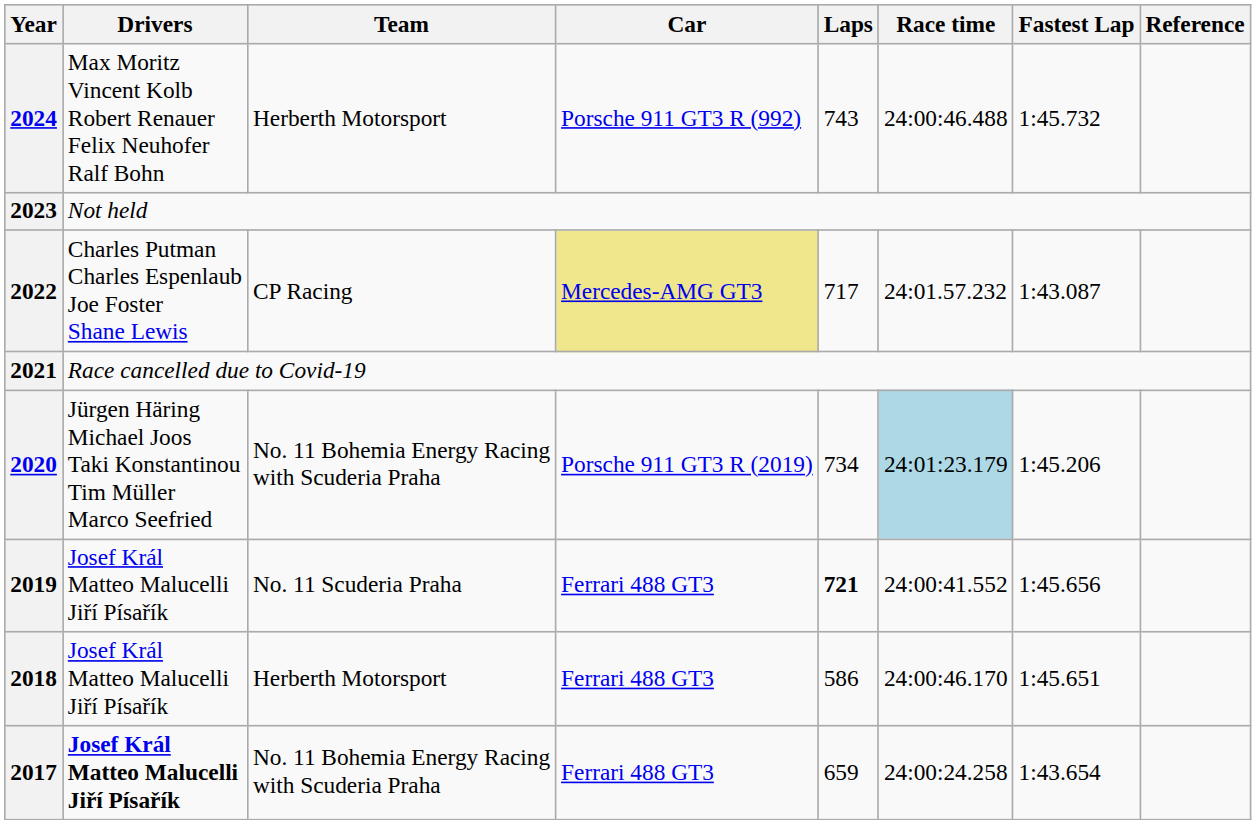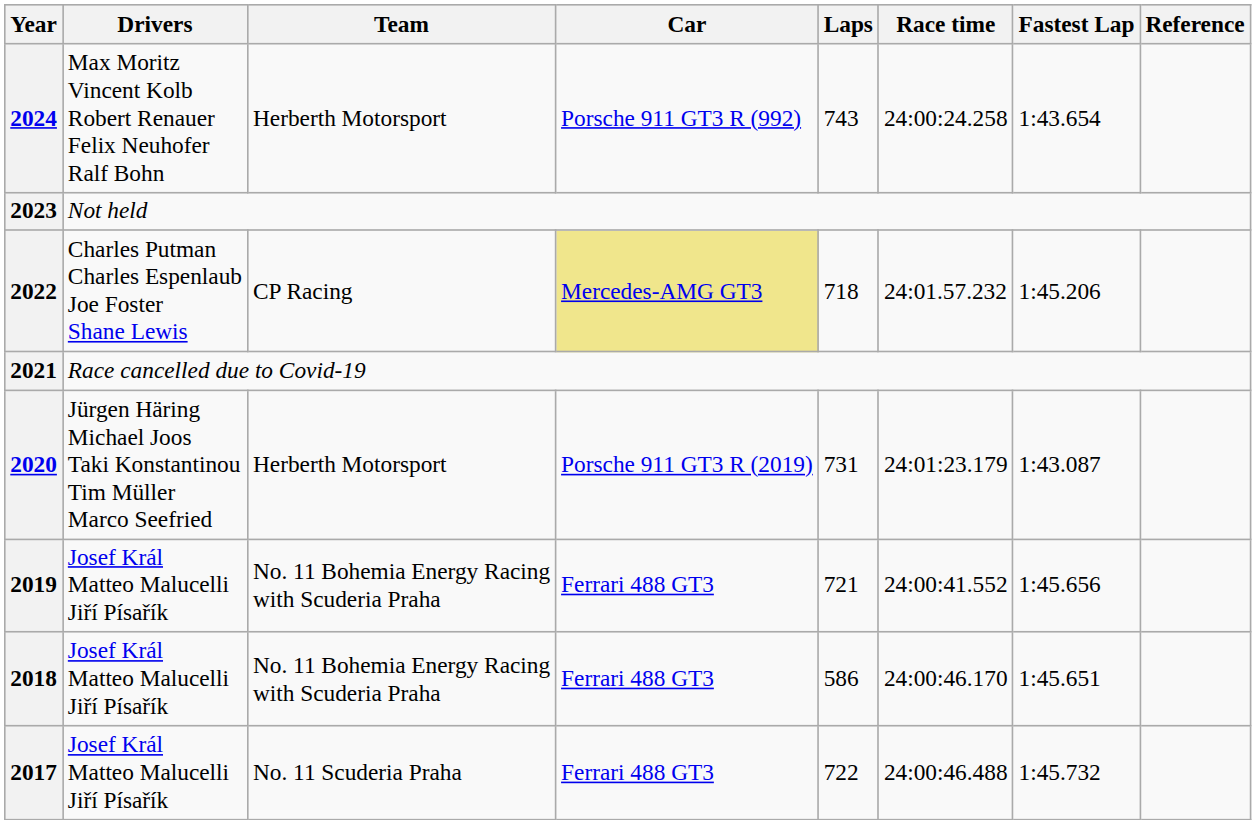(946, 117) 24:00:46.488 -> (946, 117) 24:00:24.258
(1060, 117) 1:45.732 -> (1060, 117) 1:43.654
(841, 291) 717 -> (841, 291) 718
(1060, 291) 1:43.087 -> (1060, 291) 1:45.206
(402, 464) No. 11 Bohemia Energy Racing with Scuderia Praha -> (350, 464) Herberth Motorsport
(841, 464) 734 -> (841, 464) 731
(946, 464) lightblue background -> (946, 464) no background
(1060, 464) 1:45.206 -> (1060, 464) 1:43.087
(357, 585) No. 11 Scuderia Praha -> (402, 585) No. 11 Bohemia Energy Racing with Scuderia Praha
(841, 585) bold -> (841, 585) normal
(350, 679) Herberth Motorsport -> (402, 679) No. 11 Bohemia Energy Racing with Scuderia Praha
(153, 772) bold -> (148, 772) normal
(402, 772) No. 11 Bohemia Energy Racing with Scuderia Praha -> (357, 772) No. 11 Scuderia Praha
(841, 772) 659 -> (841, 772) 722
(946, 772) 24:00:24.258 -> (946, 772) 24:00:46.488
(1060, 772) 1:43.654 -> (1060, 772) 1:45.732
